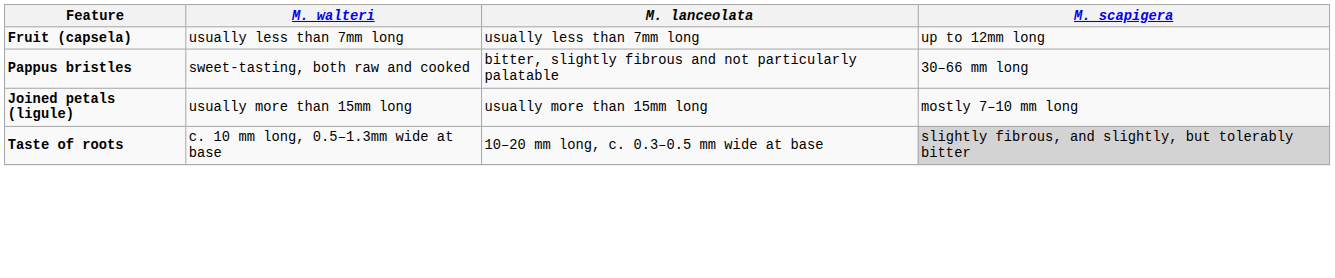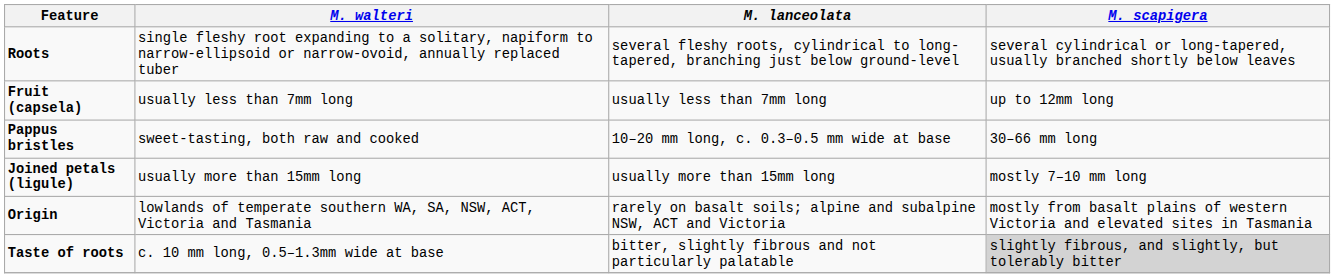+ row: (28, 54)
(671, 69) bitter, slightly fibrous and not particularly palatable -> (781, 139) 10–20 mm long, c. 0.3–0.5 mm wide at base
+ row: (33, 216)
(654, 145) 10–20 mm long, c. 0.3–0.5 mm wide at base -> (744, 254) bitter, slightly fibrous and not particularly palatable
